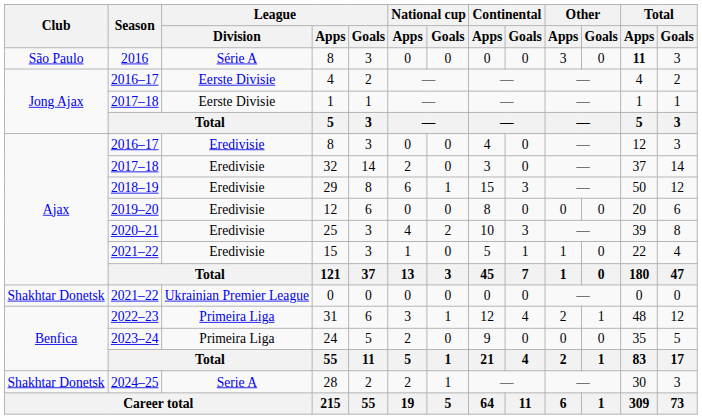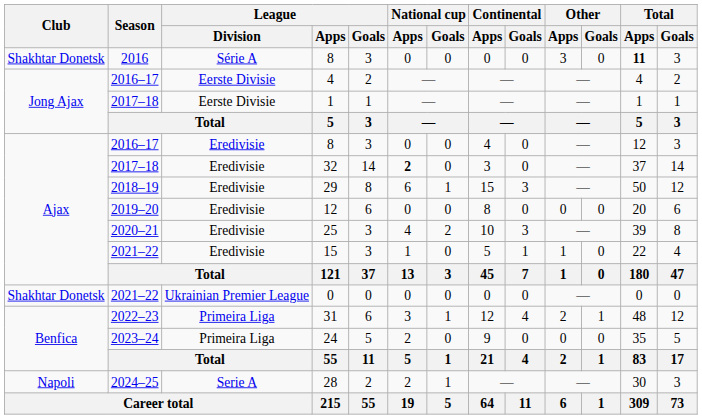(56, 58) São Paulo -> (56, 58) Shakhtar Donetsk
(408, 166) normal -> (408, 166) bold
(56, 381) Shakhtar Donetsk -> (56, 381) Napoli
